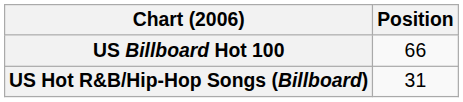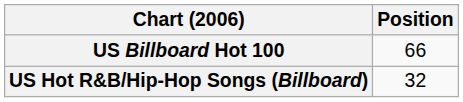(415, 81) 31 -> (415, 81) 32
